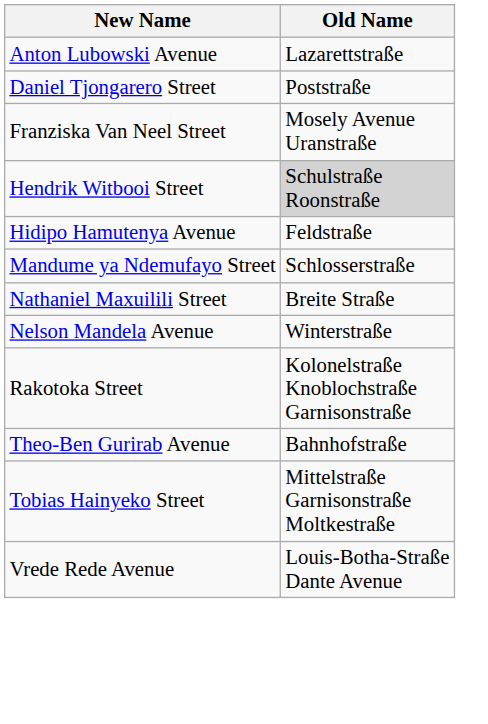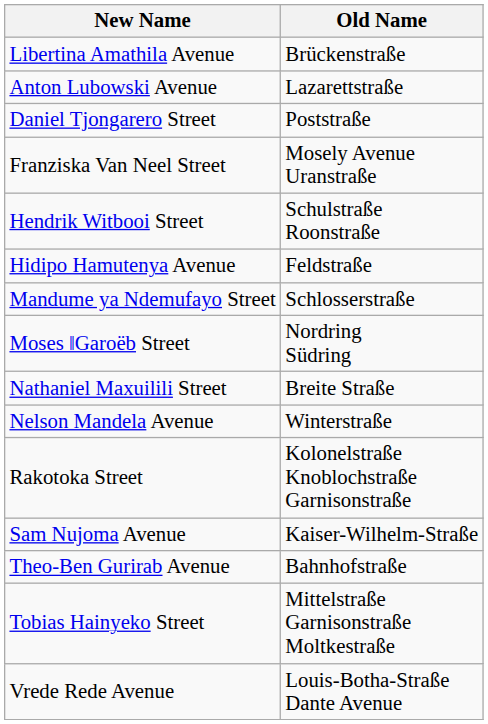+ row: (122, 53)
(334, 188) lightgrey background -> (334, 221) no background
+ row: (100, 343)
+ row: (98, 533)
